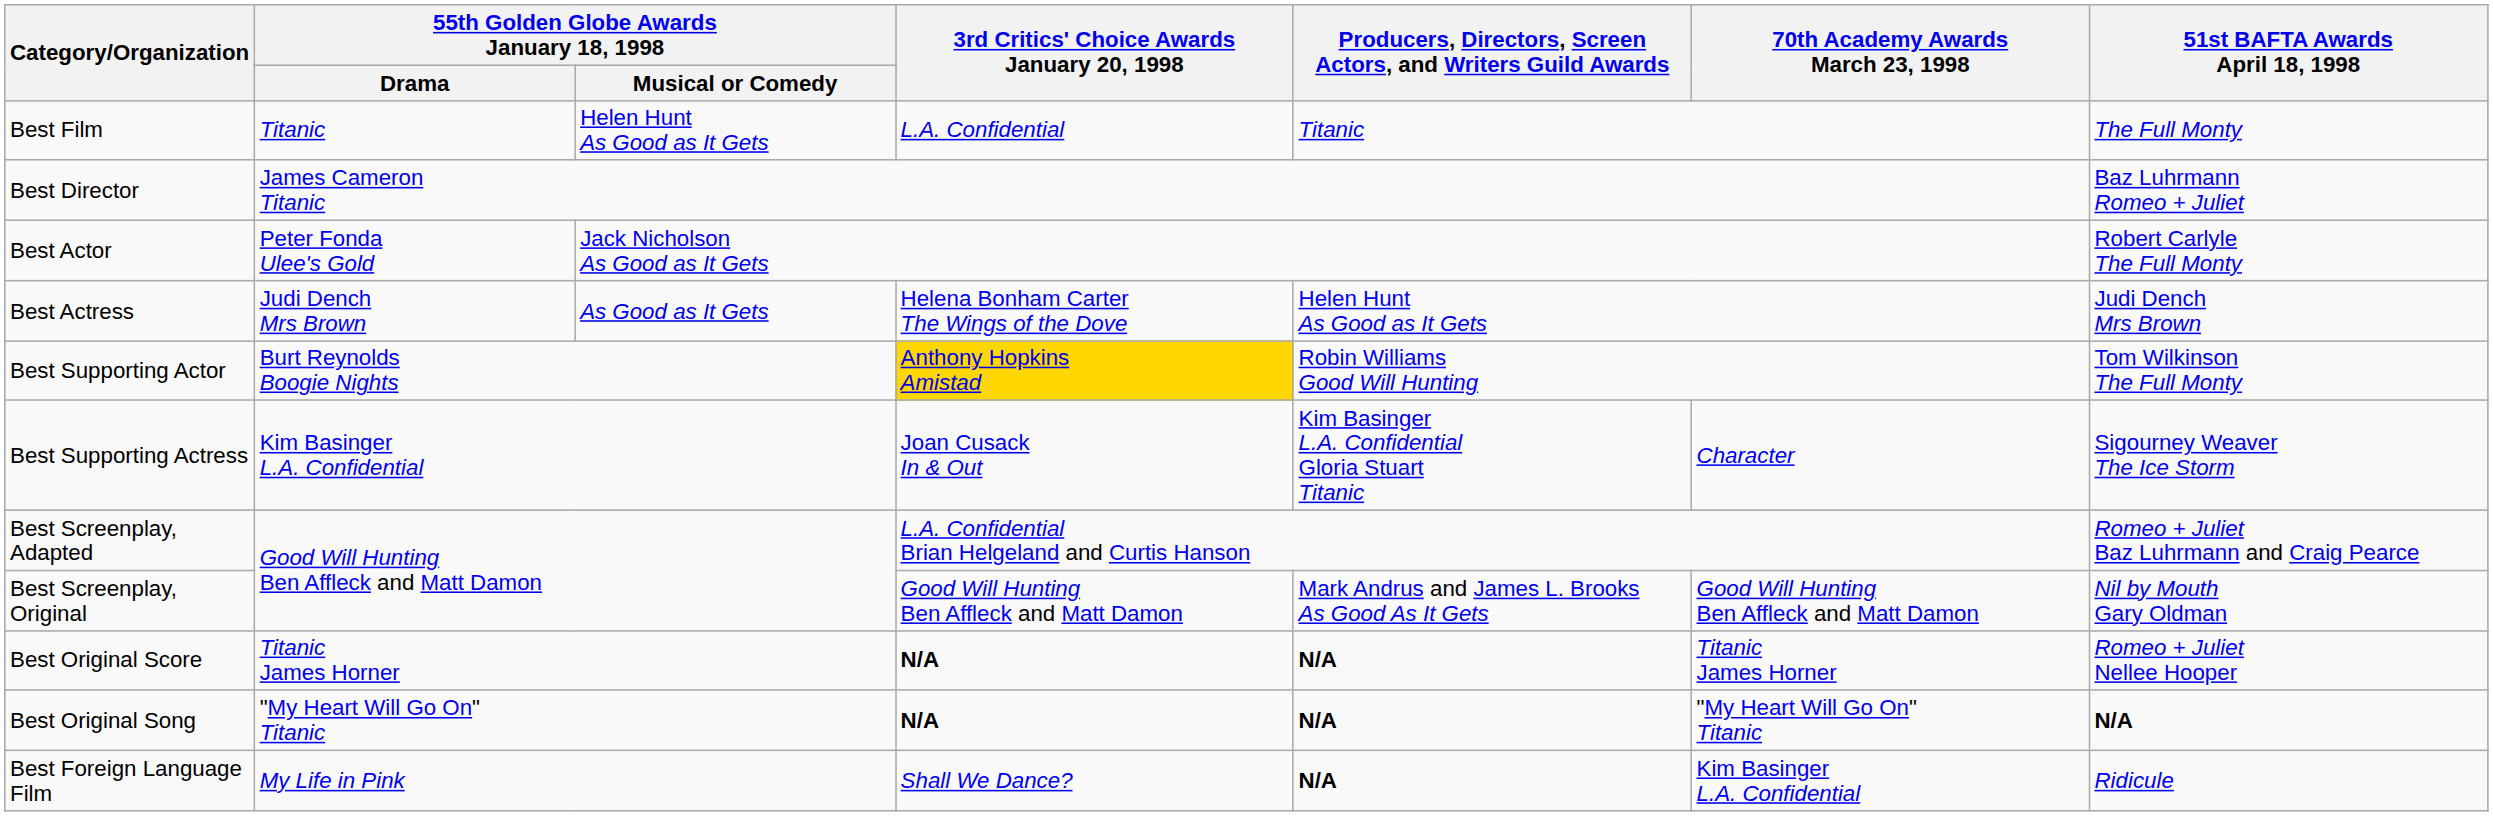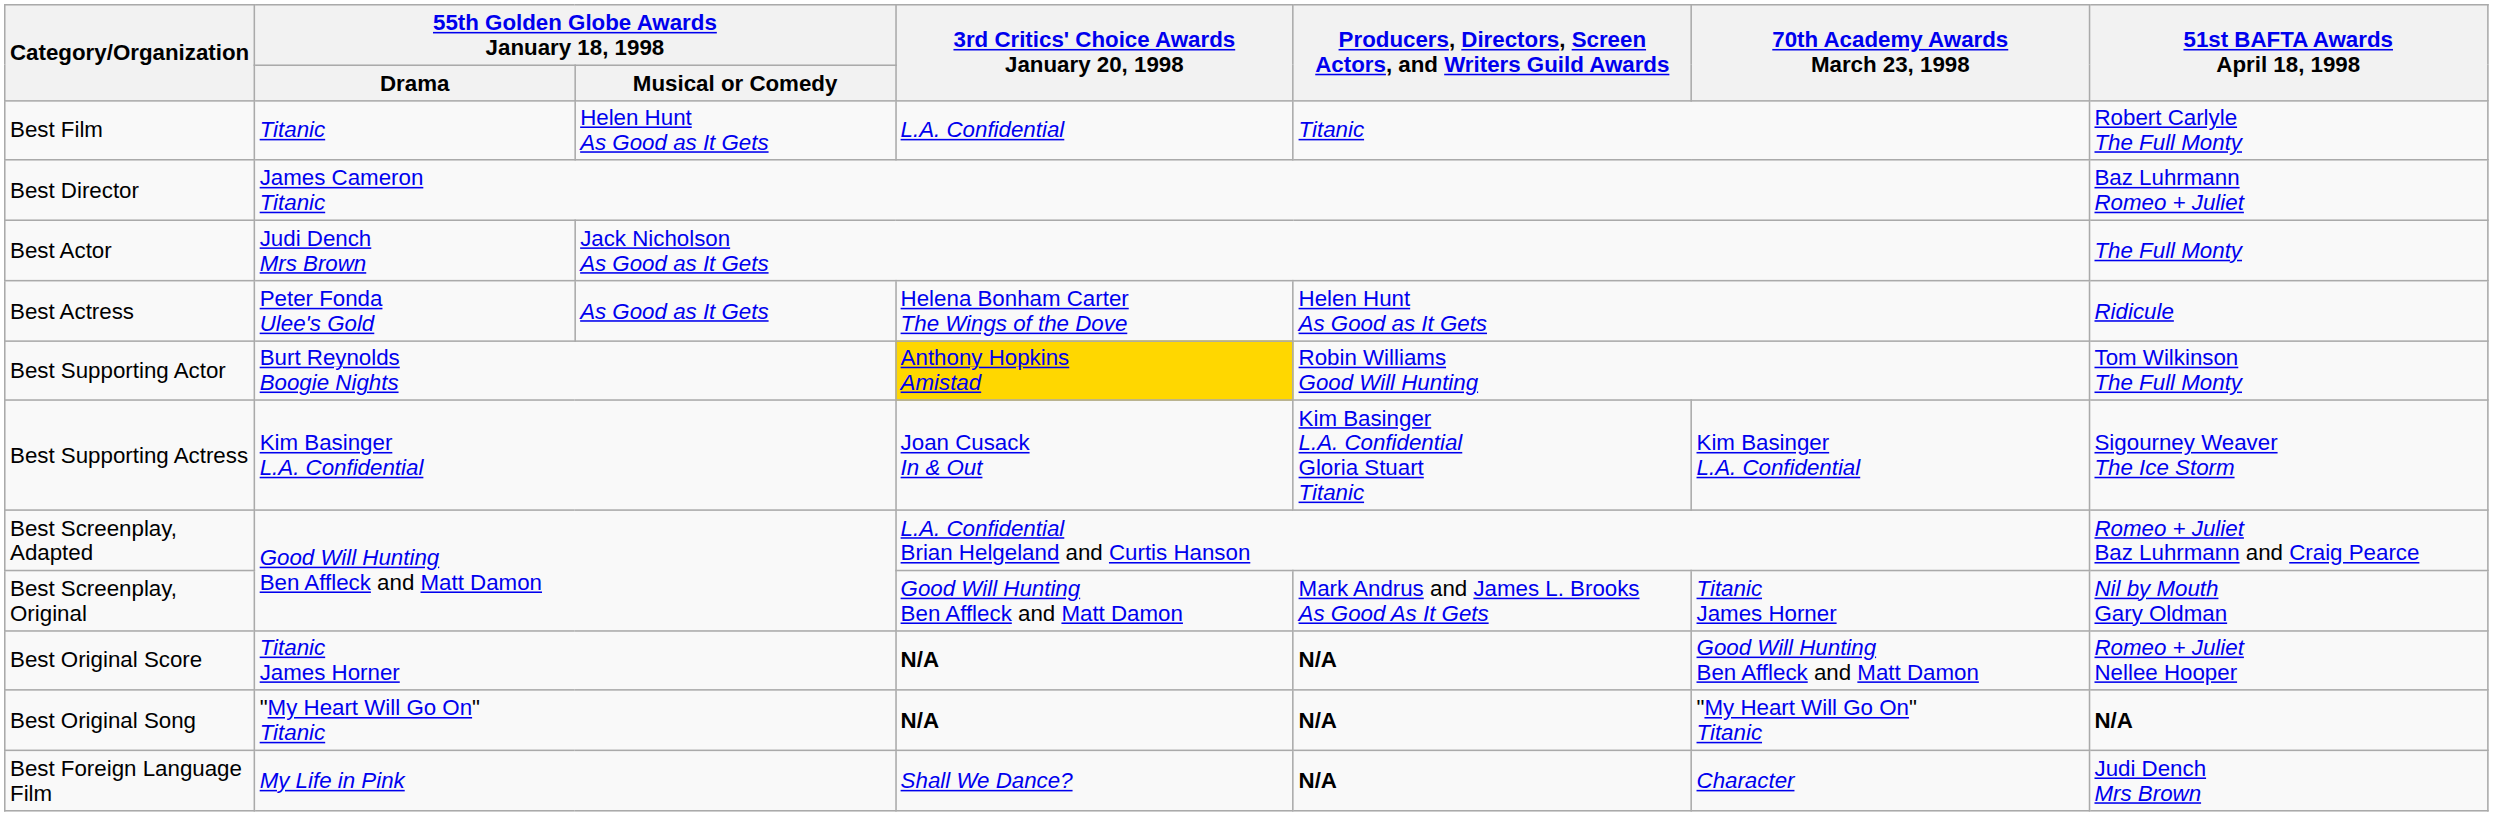(2168, 131) The Full Monty -> (2168, 131) Robert Carlyle The Full Monty
(321, 251) Peter Fonda Ulee's Gold -> (315, 251) Judi Dench Mrs Brown
(2168, 251) Robert Carlyle The Full Monty -> (2168, 251) The Full Monty
(315, 311) Judi Dench Mrs Brown -> (321, 311) Peter Fonda Ulee's Gold
(2150, 311) Judi Dench Mrs Brown -> (2134, 311) Ridicule
(1745, 456) Character -> (1778, 456) Kim Basinger L.A. Confidential
(1838, 601) Good Will Hunting Ben Affleck and Matt Damon -> (1767, 601) Titanic James Horner
(1767, 661) Titanic James Horner -> (1838, 661) Good Will Hunting Ben Affleck and Matt Damon
(1778, 781) Kim Basinger L.A. Confidential -> (1745, 781) Character
(2134, 781) Ridicule -> (2150, 781) Judi Dench Mrs Brown
